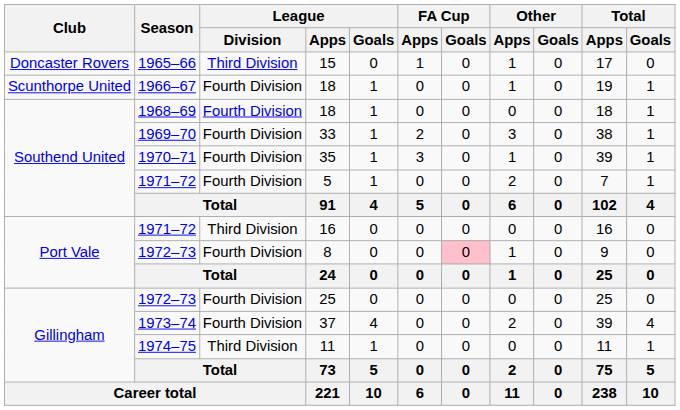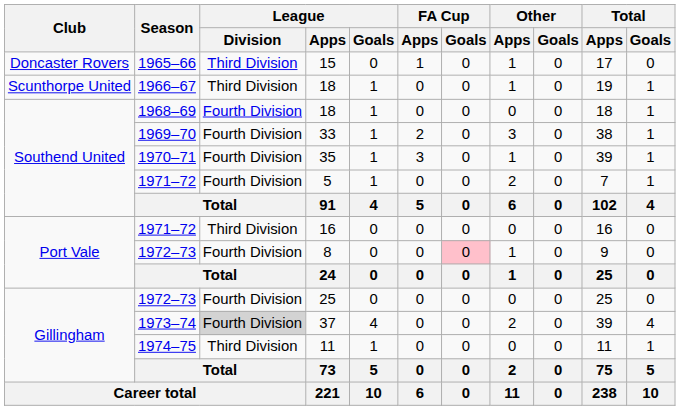(252, 87) Fourth Division -> (252, 87) Third Division
(252, 323) no background -> (252, 323) lightgrey background
